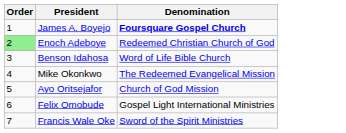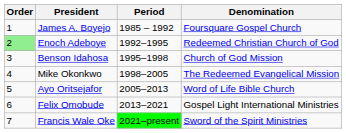+ column: (149, 12)
(183, 27) bold -> (242, 27) normal
(175, 58) Word of Life Bible Church -> (233, 58) Church of God Mission
(169, 89) Church of God Mission -> (239, 89) Word of Life Bible Church
